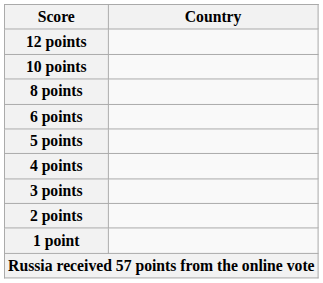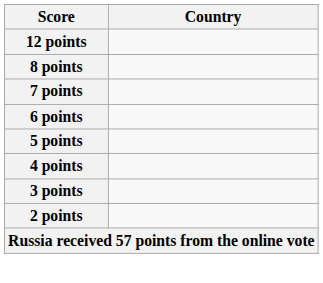- row: (56, 66)
+ row: (56, 91)
- row: (56, 240)
